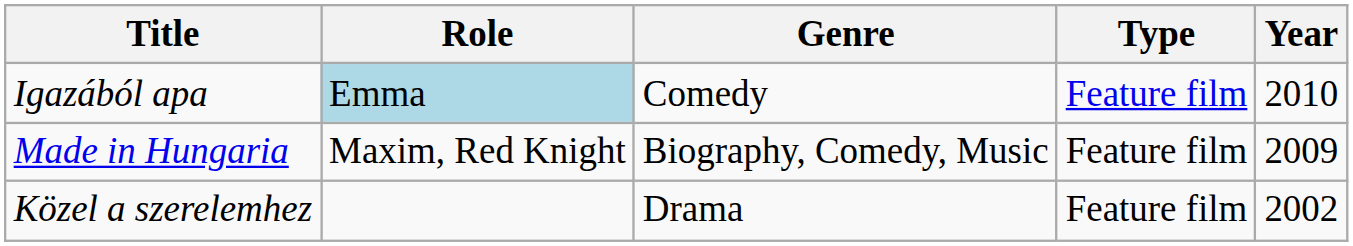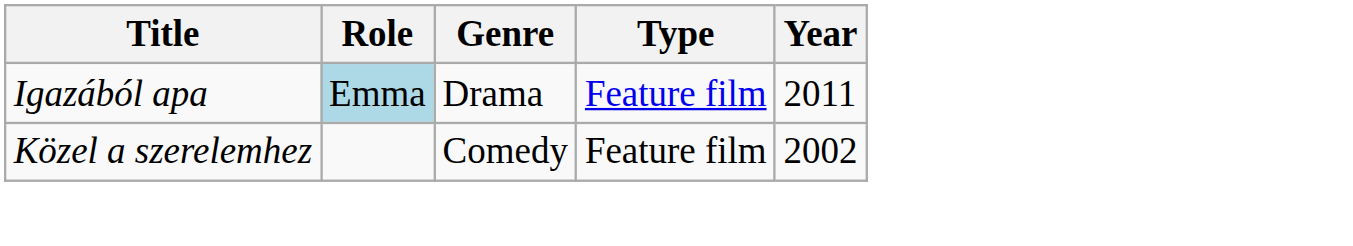(705, 92) Comedy -> (493, 92) Drama
(1301, 92) 2010 -> (820, 92) 2011
- row: (151, 151)
(693, 209) Drama -> (505, 151) Comedy
